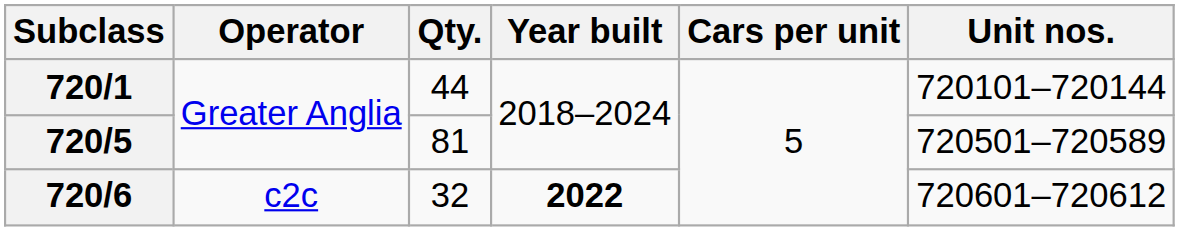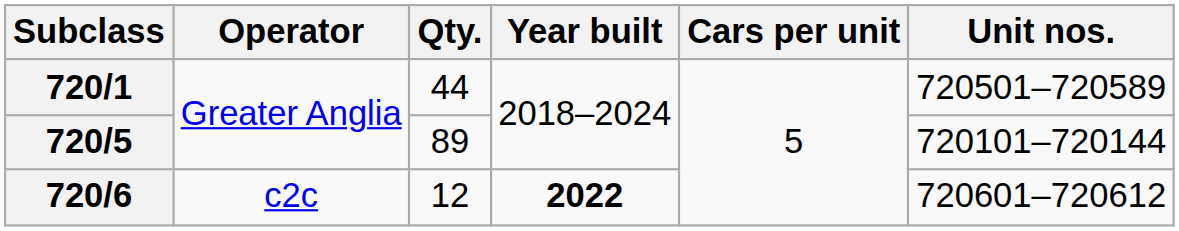(1041, 86) 720101–720144 -> (1041, 86) 720501–720589
(450, 141) 81 -> (450, 141) 89
(1041, 141) 720501–720589 -> (1041, 141) 720101–720144
(450, 196) 32 -> (450, 196) 12
